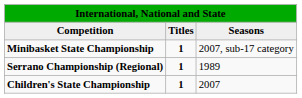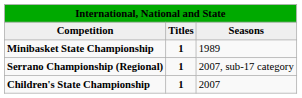(246, 49) 2007, sub-17 category -> (209, 49) 1989
(209, 67) 1989 -> (246, 67) 2007, sub-17 category
